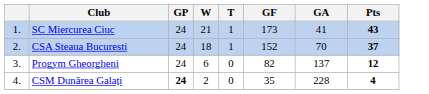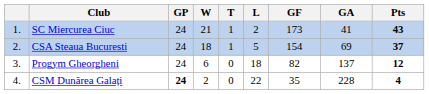+ column: (256, 13)
(269, 47) 152 -> (294, 47) 154
(321, 47) 70 -> (346, 47) 69
